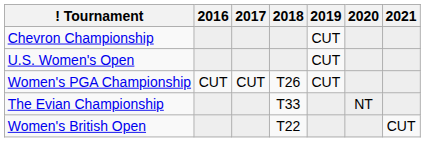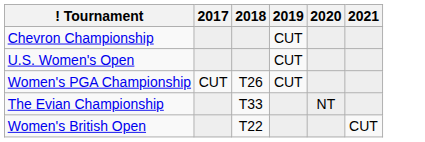- column: (213, 16)
